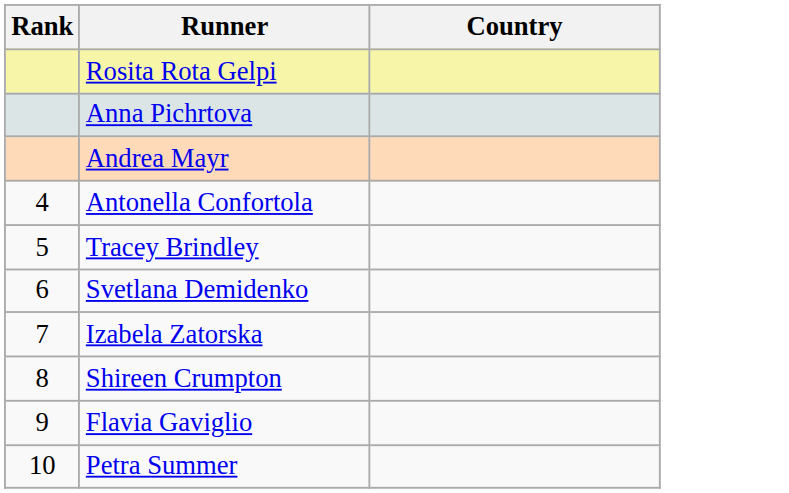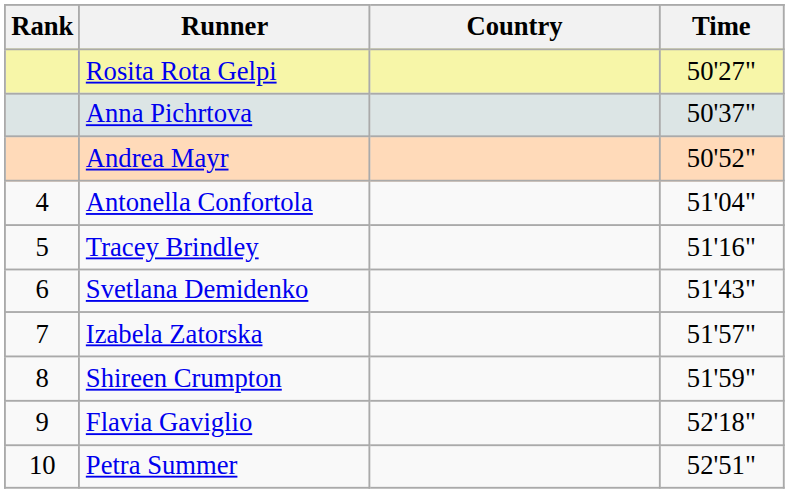+ column: (721, 26)
